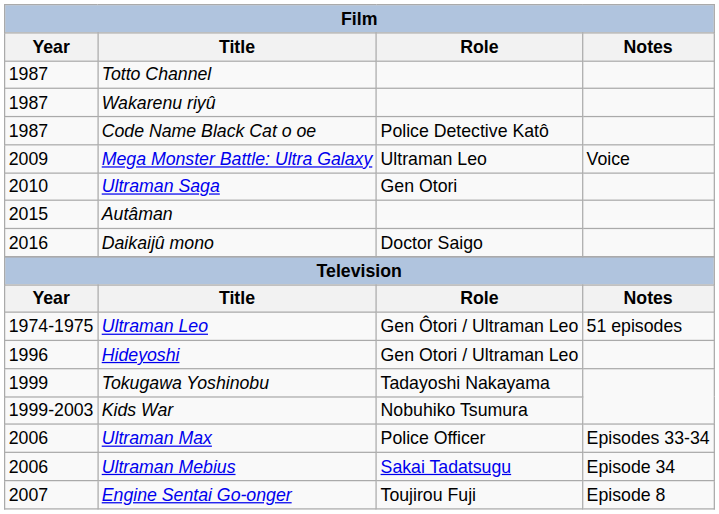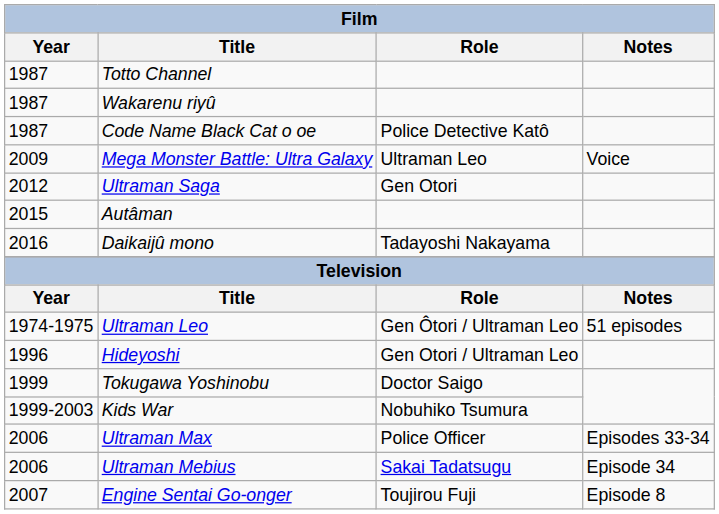(28, 187) 2010 -> (28, 187) 2012
(432, 243) Doctor Saigo -> (465, 243) Tadayoshi Nakayama
(465, 383) Tadayoshi Nakayama -> (432, 383) Doctor Saigo
